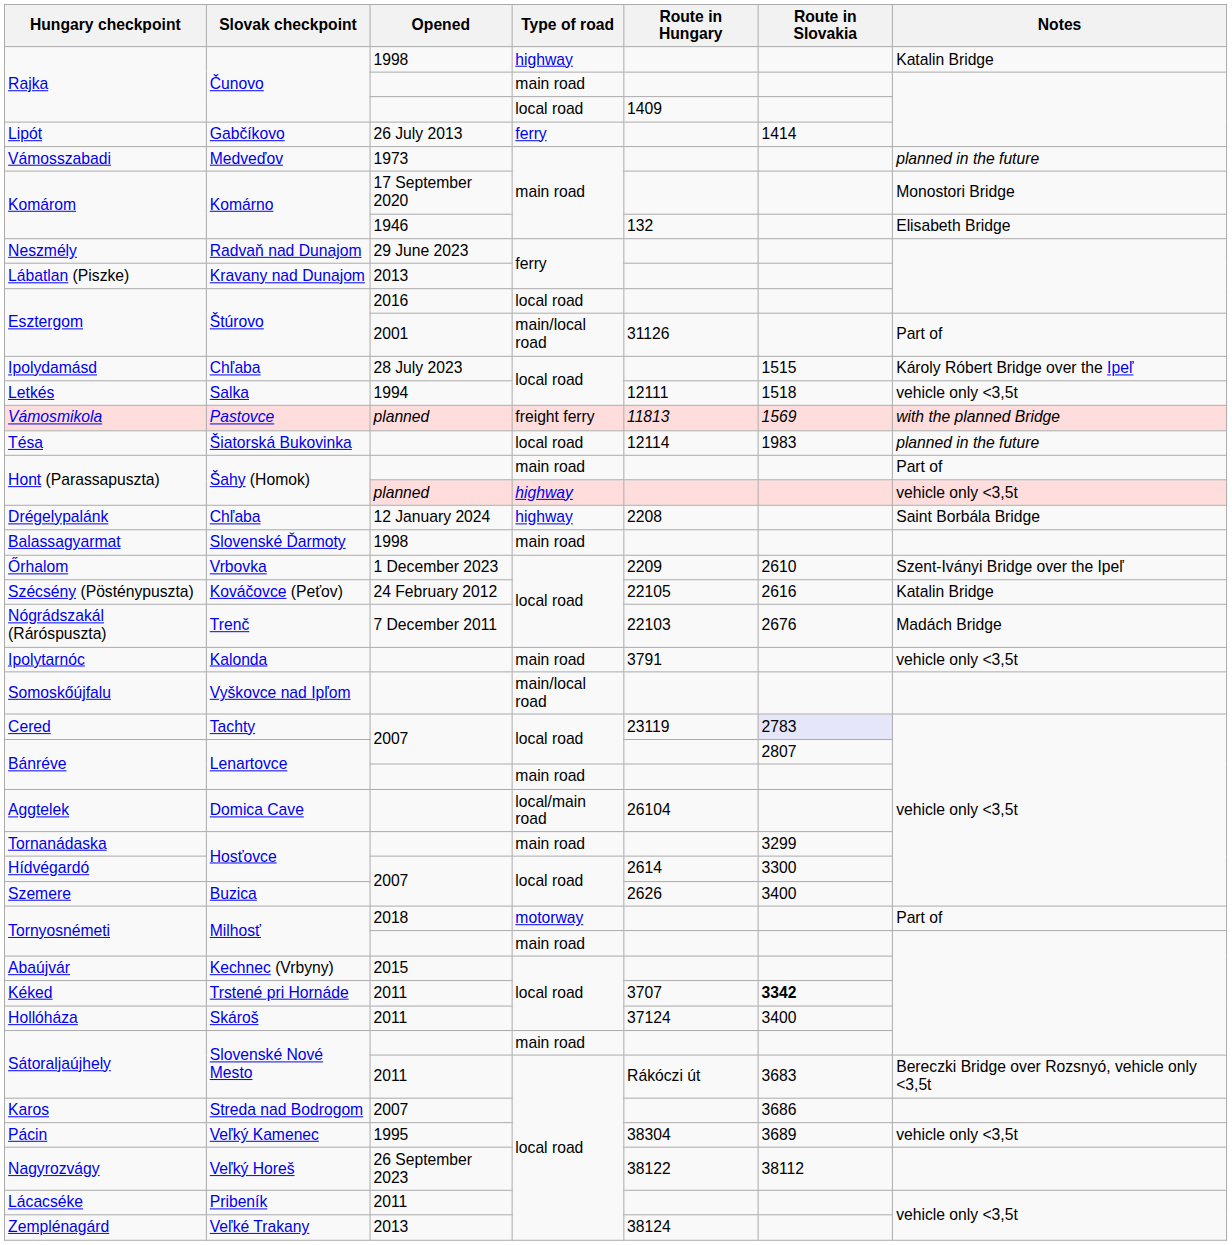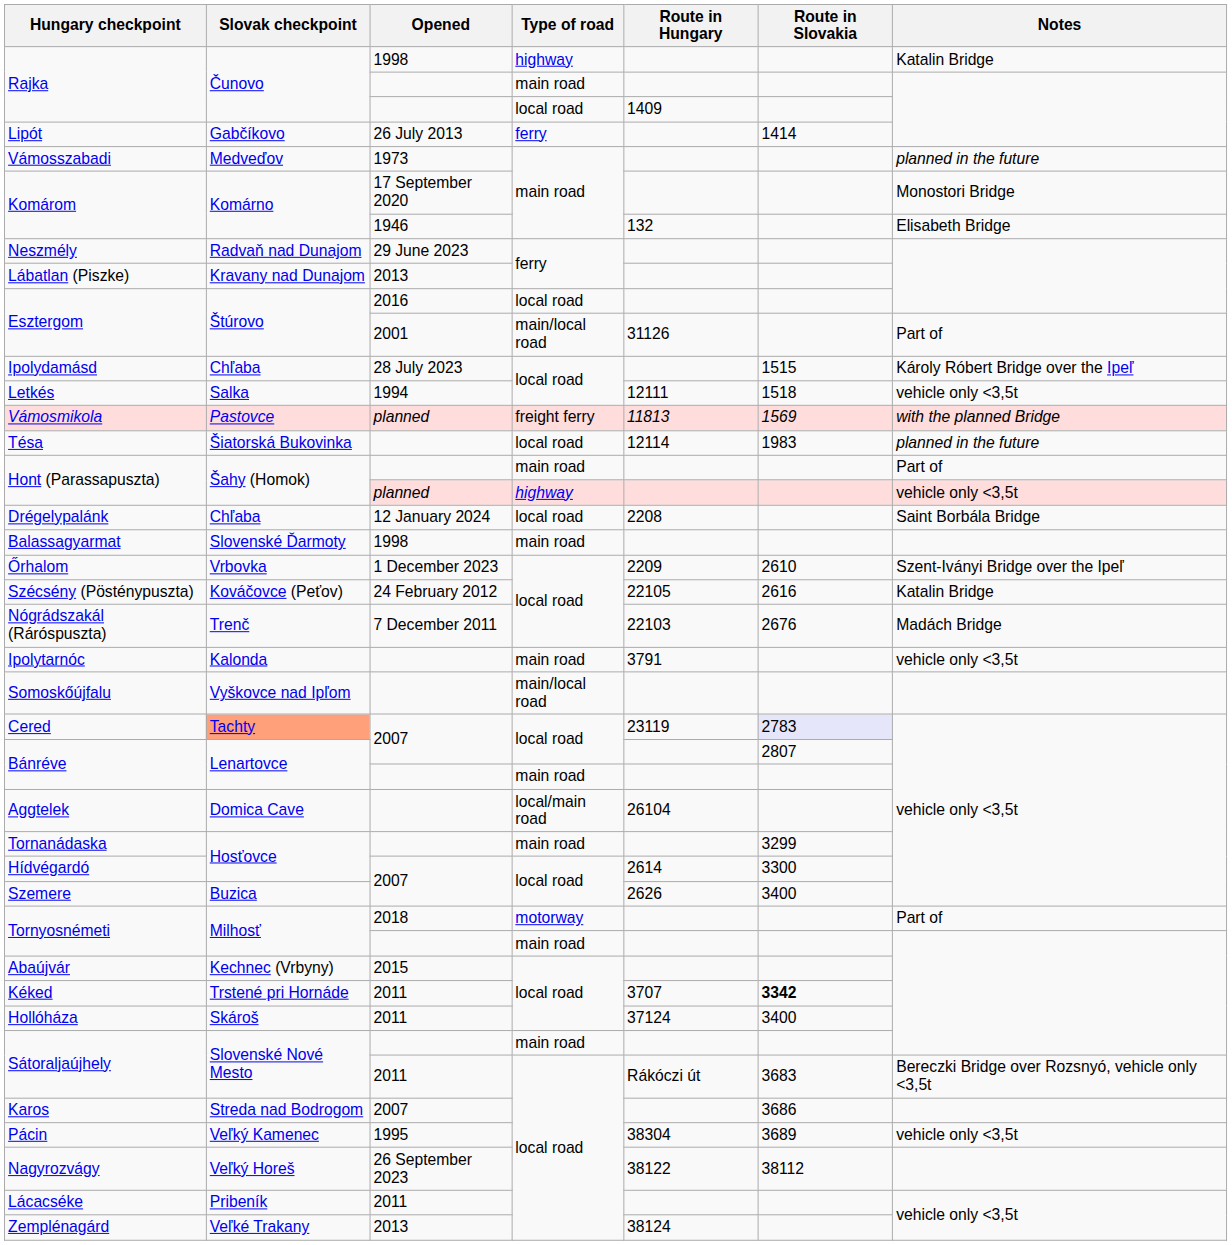(544, 517) highway -> (549, 517) local road
(232, 726) no background -> (232, 726) lightsalmon background
